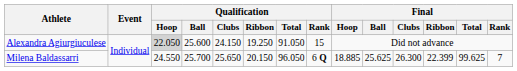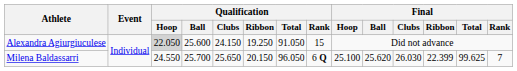(347, 58) 18.885 -> (347, 58) 25.100
(378, 58) 25.625 -> (378, 58) 25.620
(408, 58) 26.300 -> (408, 58) 26.030
